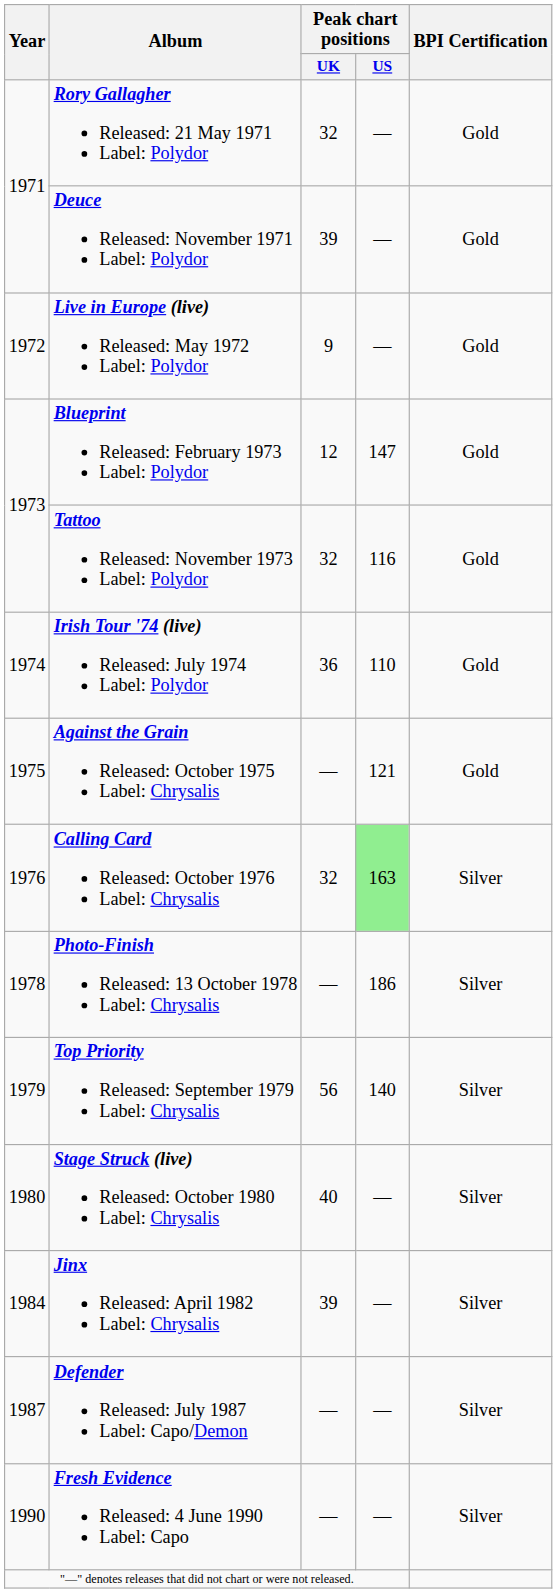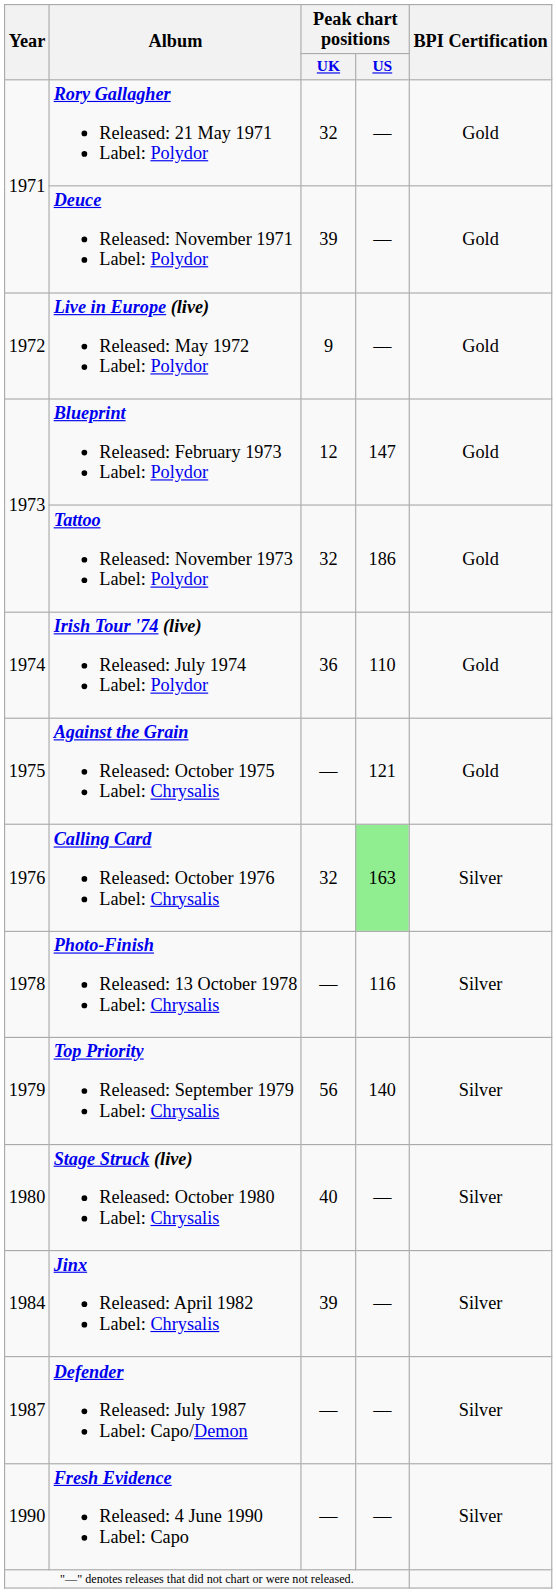(382, 558) 116 -> (382, 558) 186
(382, 984) 186 -> (382, 984) 116
